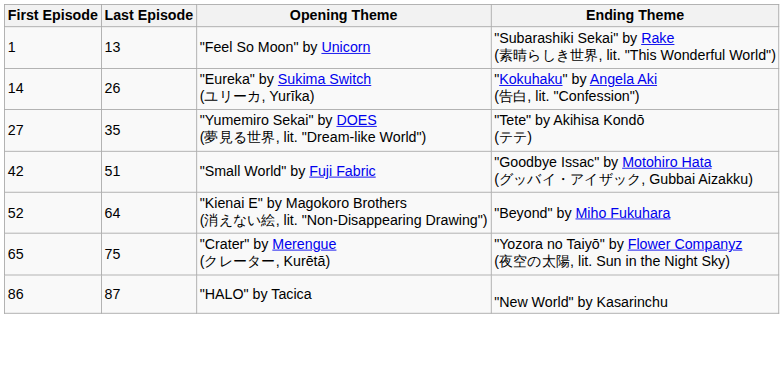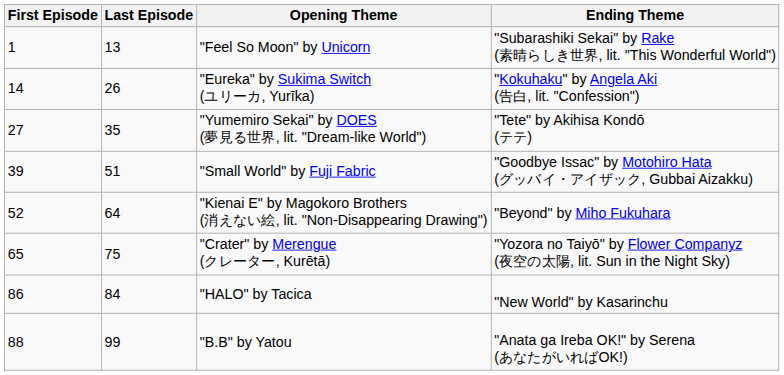(16, 171) 42 -> (16, 171) 39
(112, 294) 87 -> (112, 294) 84
+ row: (246, 341)
